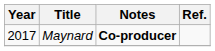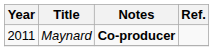(22, 35) 2017 -> (21, 35) 2011
